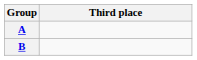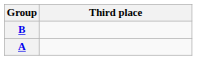rows swapped: (22, 30) <-> (22, 47)
